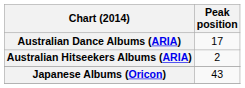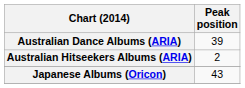(217, 41) 17 -> (217, 41) 39
